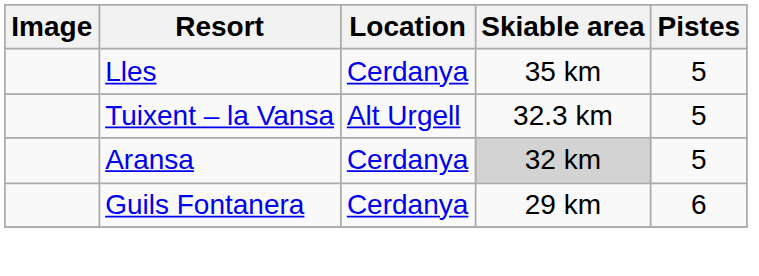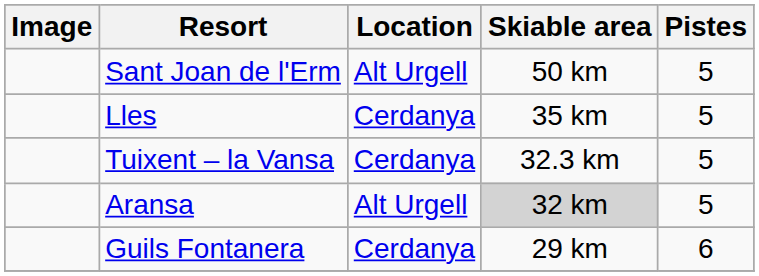+ row: (223, 71)
(404, 115) Alt Urgell -> (414, 159) Cerdanya
(408, 159) Cerdanya -> (411, 204) Alt Urgell
